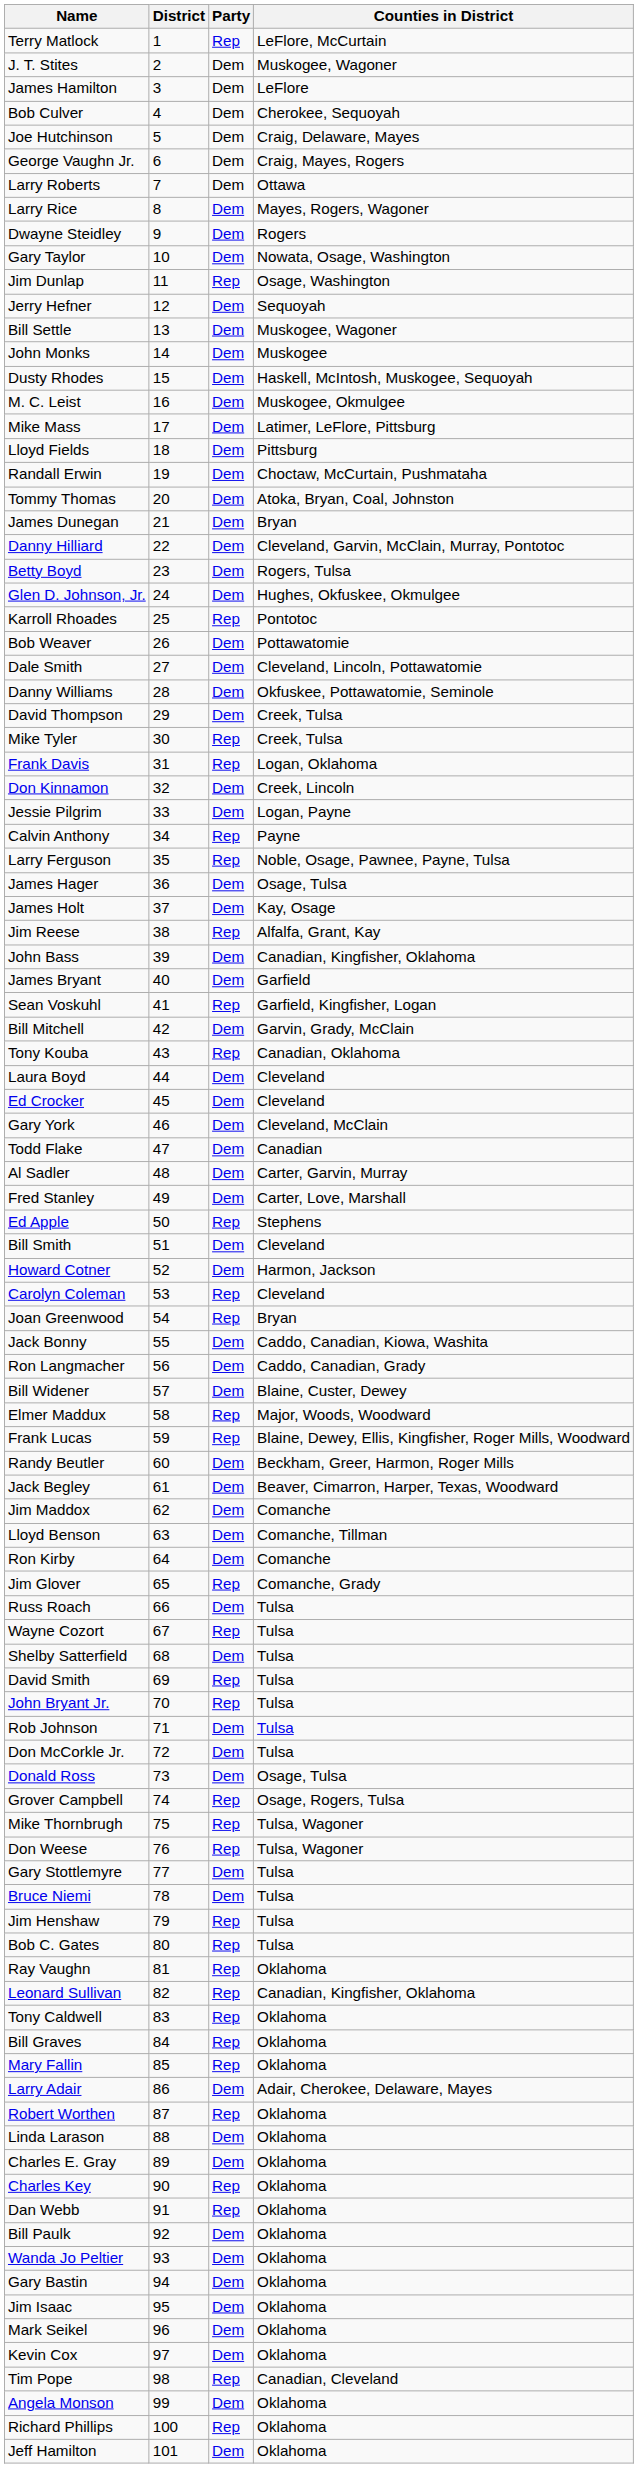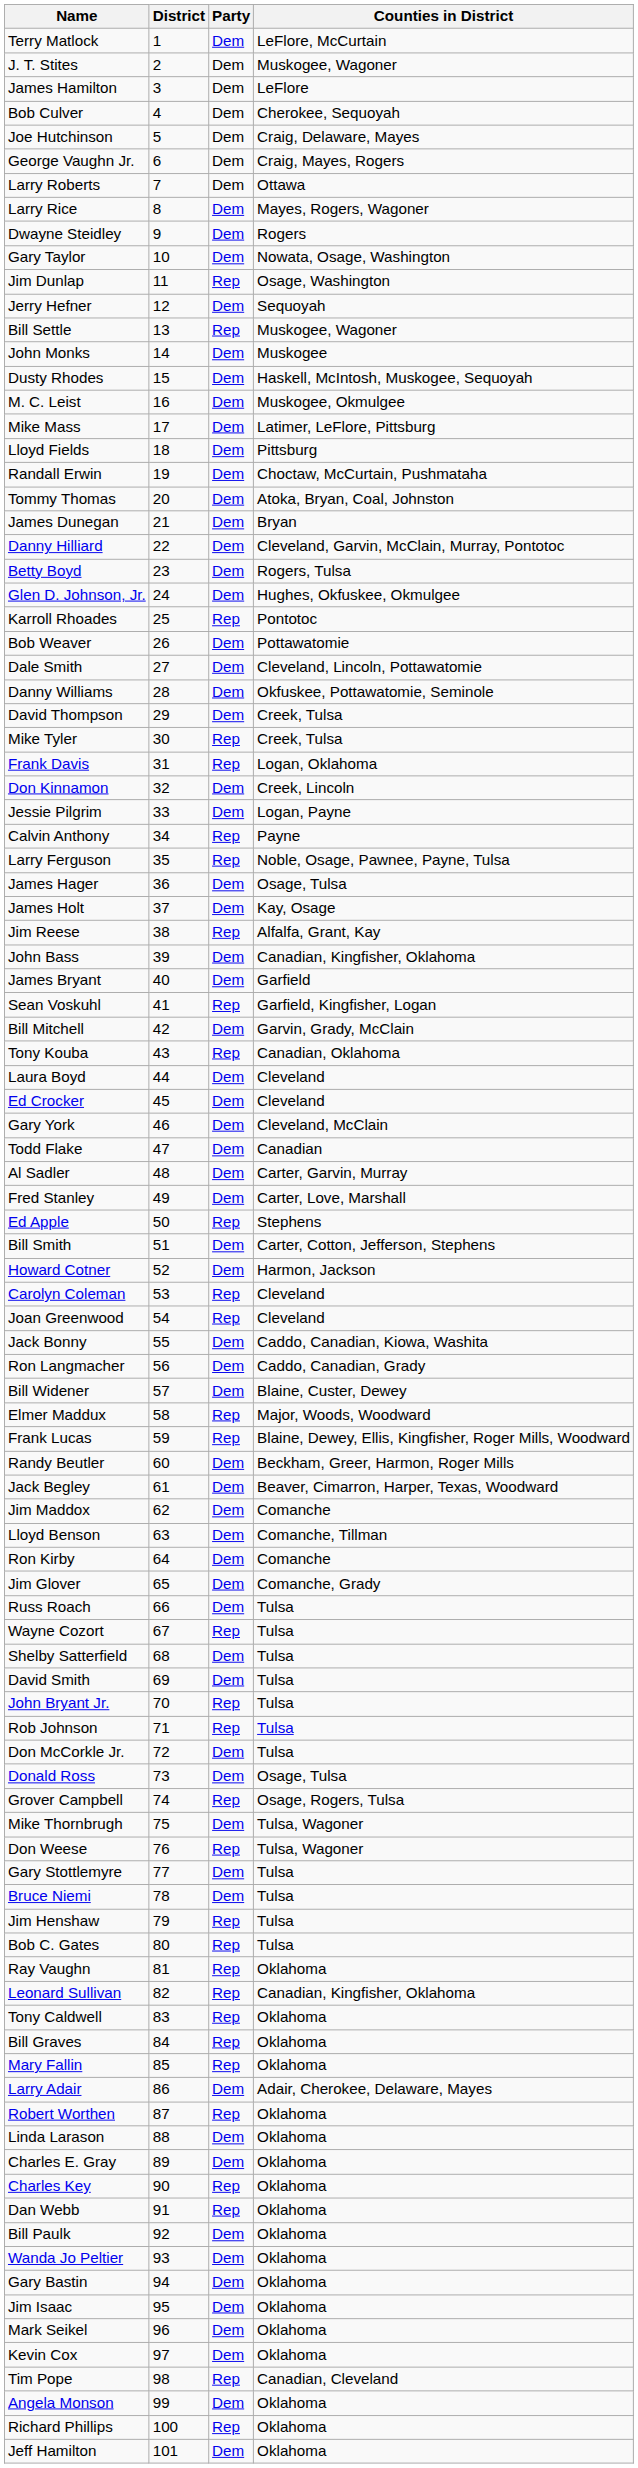(226, 40) Rep -> (228, 40) Dem
(228, 329) Dem -> (226, 329) Rep
(291, 1245) Cleveland -> (376, 1245) Carter, Cotton, Jefferson, Stephens
(277, 1318) Bryan -> (291, 1318) Cleveland
(226, 1583) Rep -> (228, 1583) Dem
(226, 1679) Rep -> (228, 1679) Dem
(228, 1728) Dem -> (226, 1728) Rep
(226, 1824) Rep -> (228, 1824) Dem
